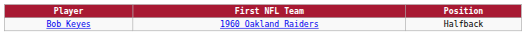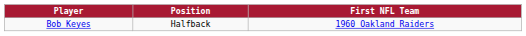columns swapped: (464, 11) <-> (269, 11)
